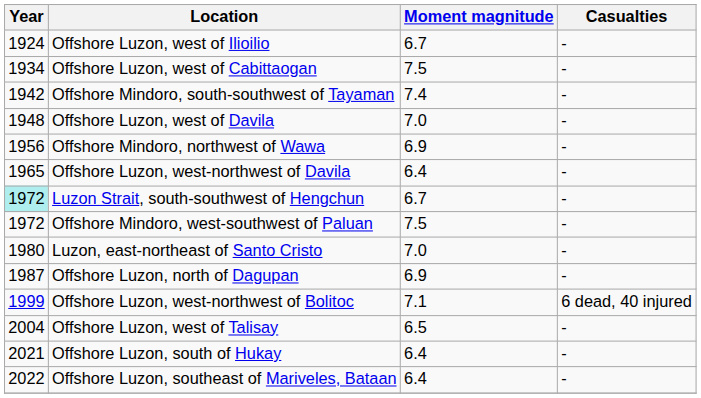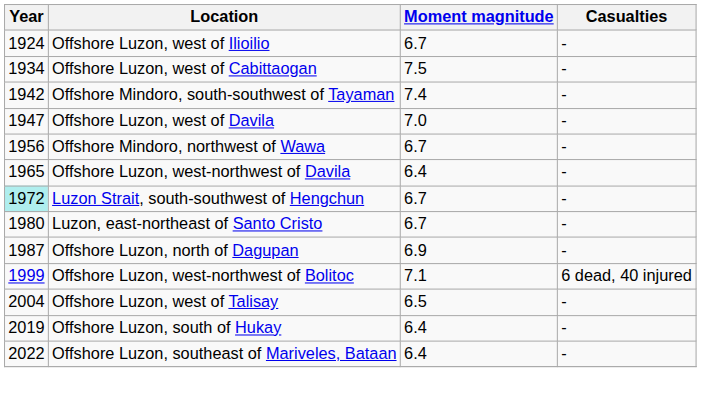(26, 120) 1948 -> (26, 120) 1947
(415, 146) 6.9 -> (415, 146) 6.7
- row: (213, 224)
(415, 250) 7.0 -> (415, 224) 6.7
(26, 353) 2021 -> (26, 328) 2019
